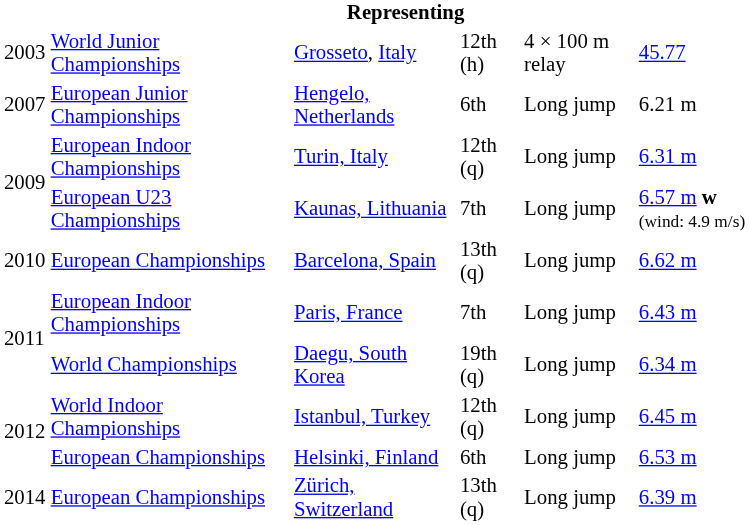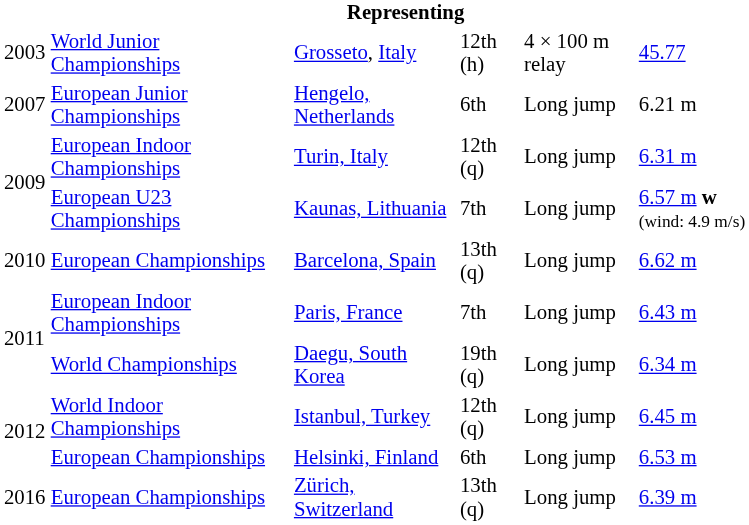(25, 497) 2014 -> (25, 497) 2016
